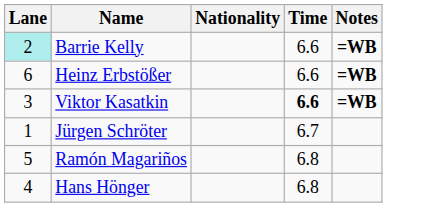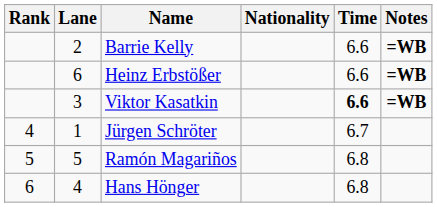+ column: (29, 18)
(28, 46) paleturquoise background -> (78, 46) no background
